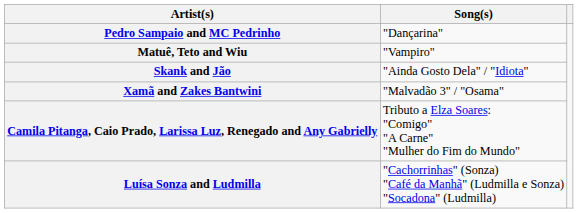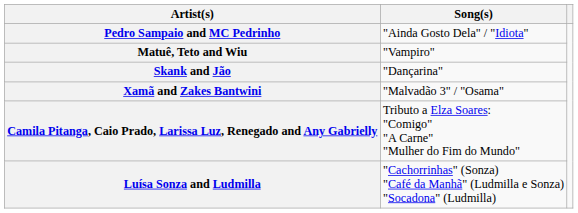(413, 33) "Dançarina" -> (456, 33) "Ainda Gosto Dela" / "Idiota"
(456, 71) "Ainda Gosto Dela" / "Idiota" -> (413, 71) "Dançarina"
